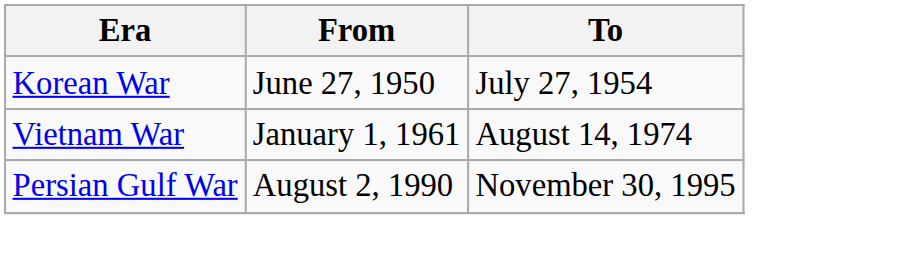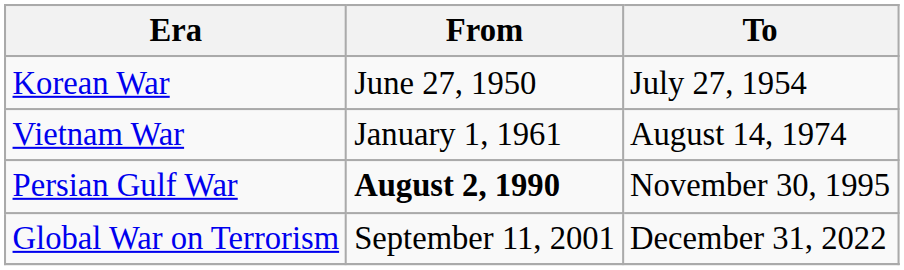(353, 185) normal -> (457, 185) bold
+ row: (176, 237)
